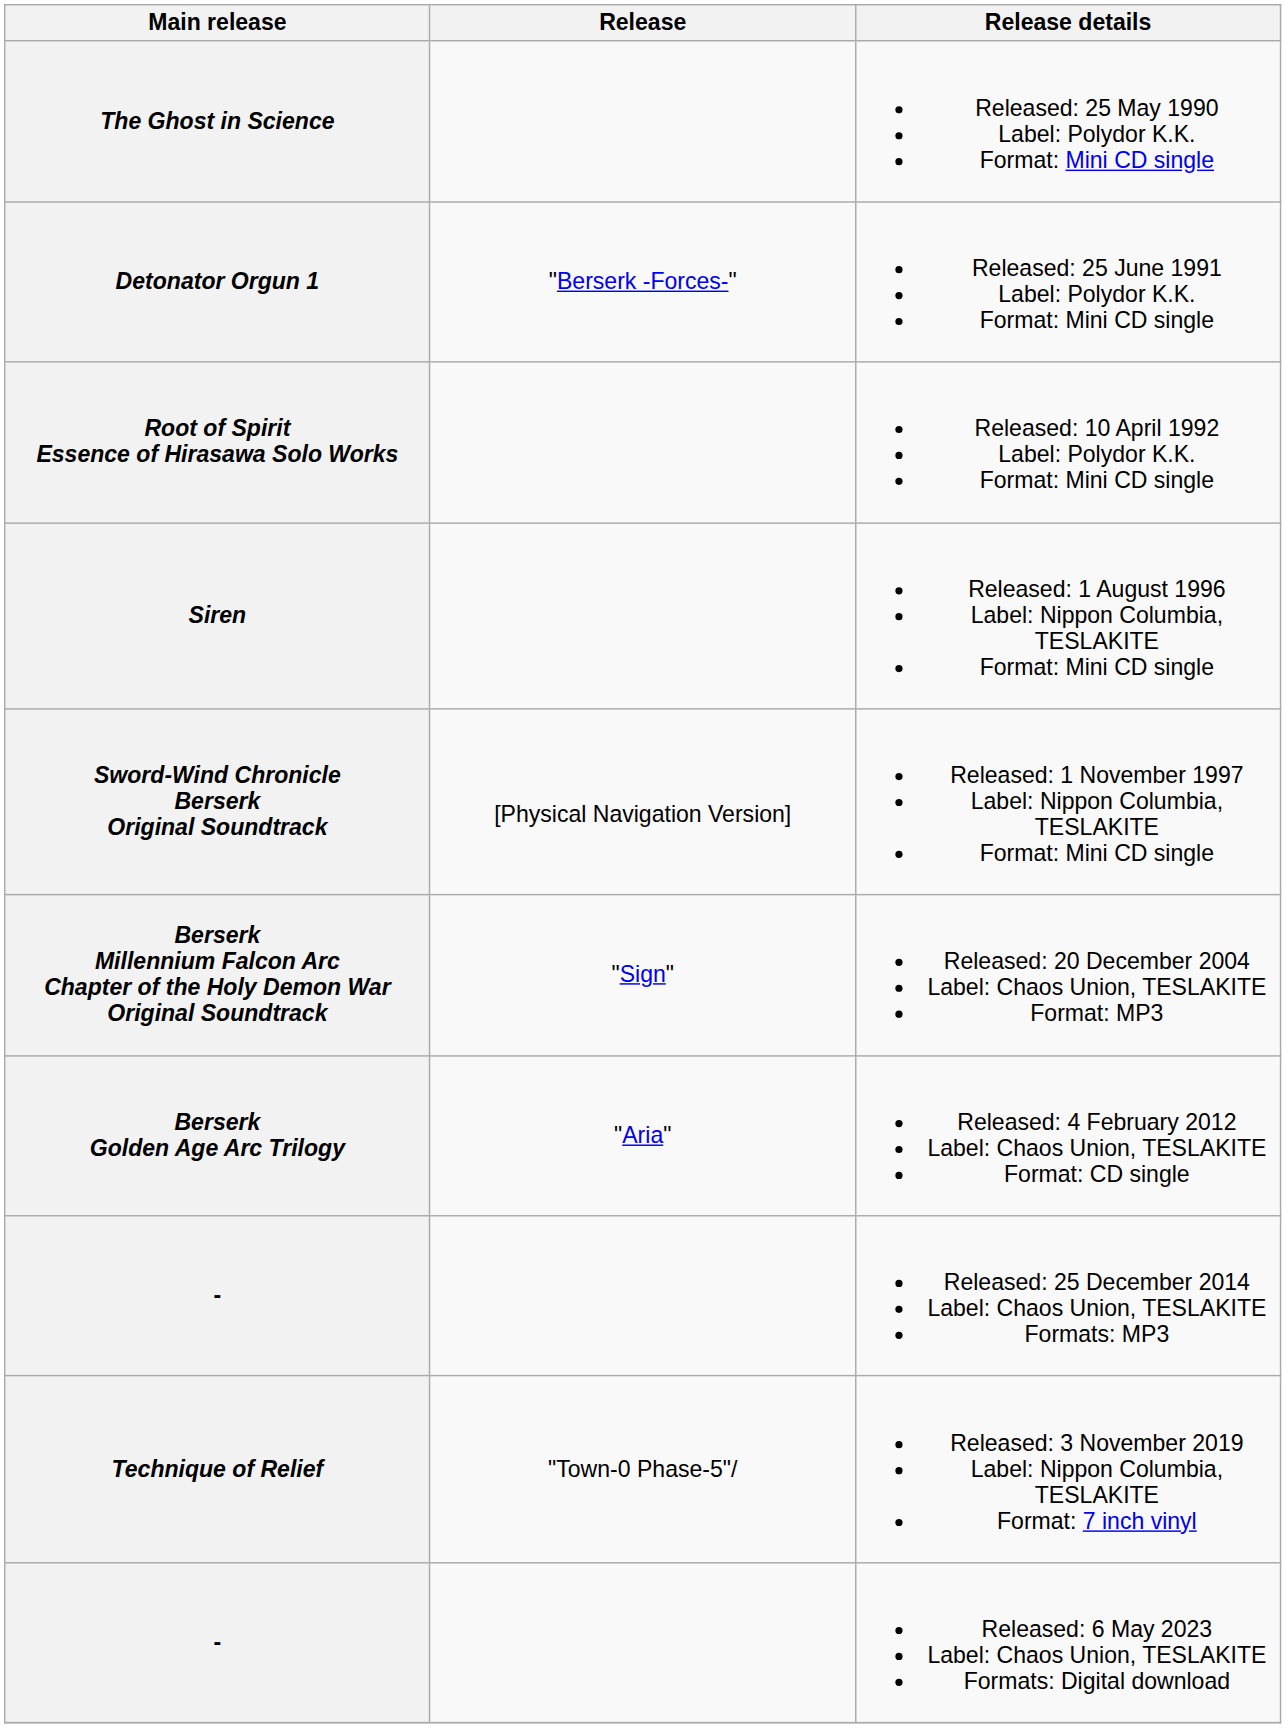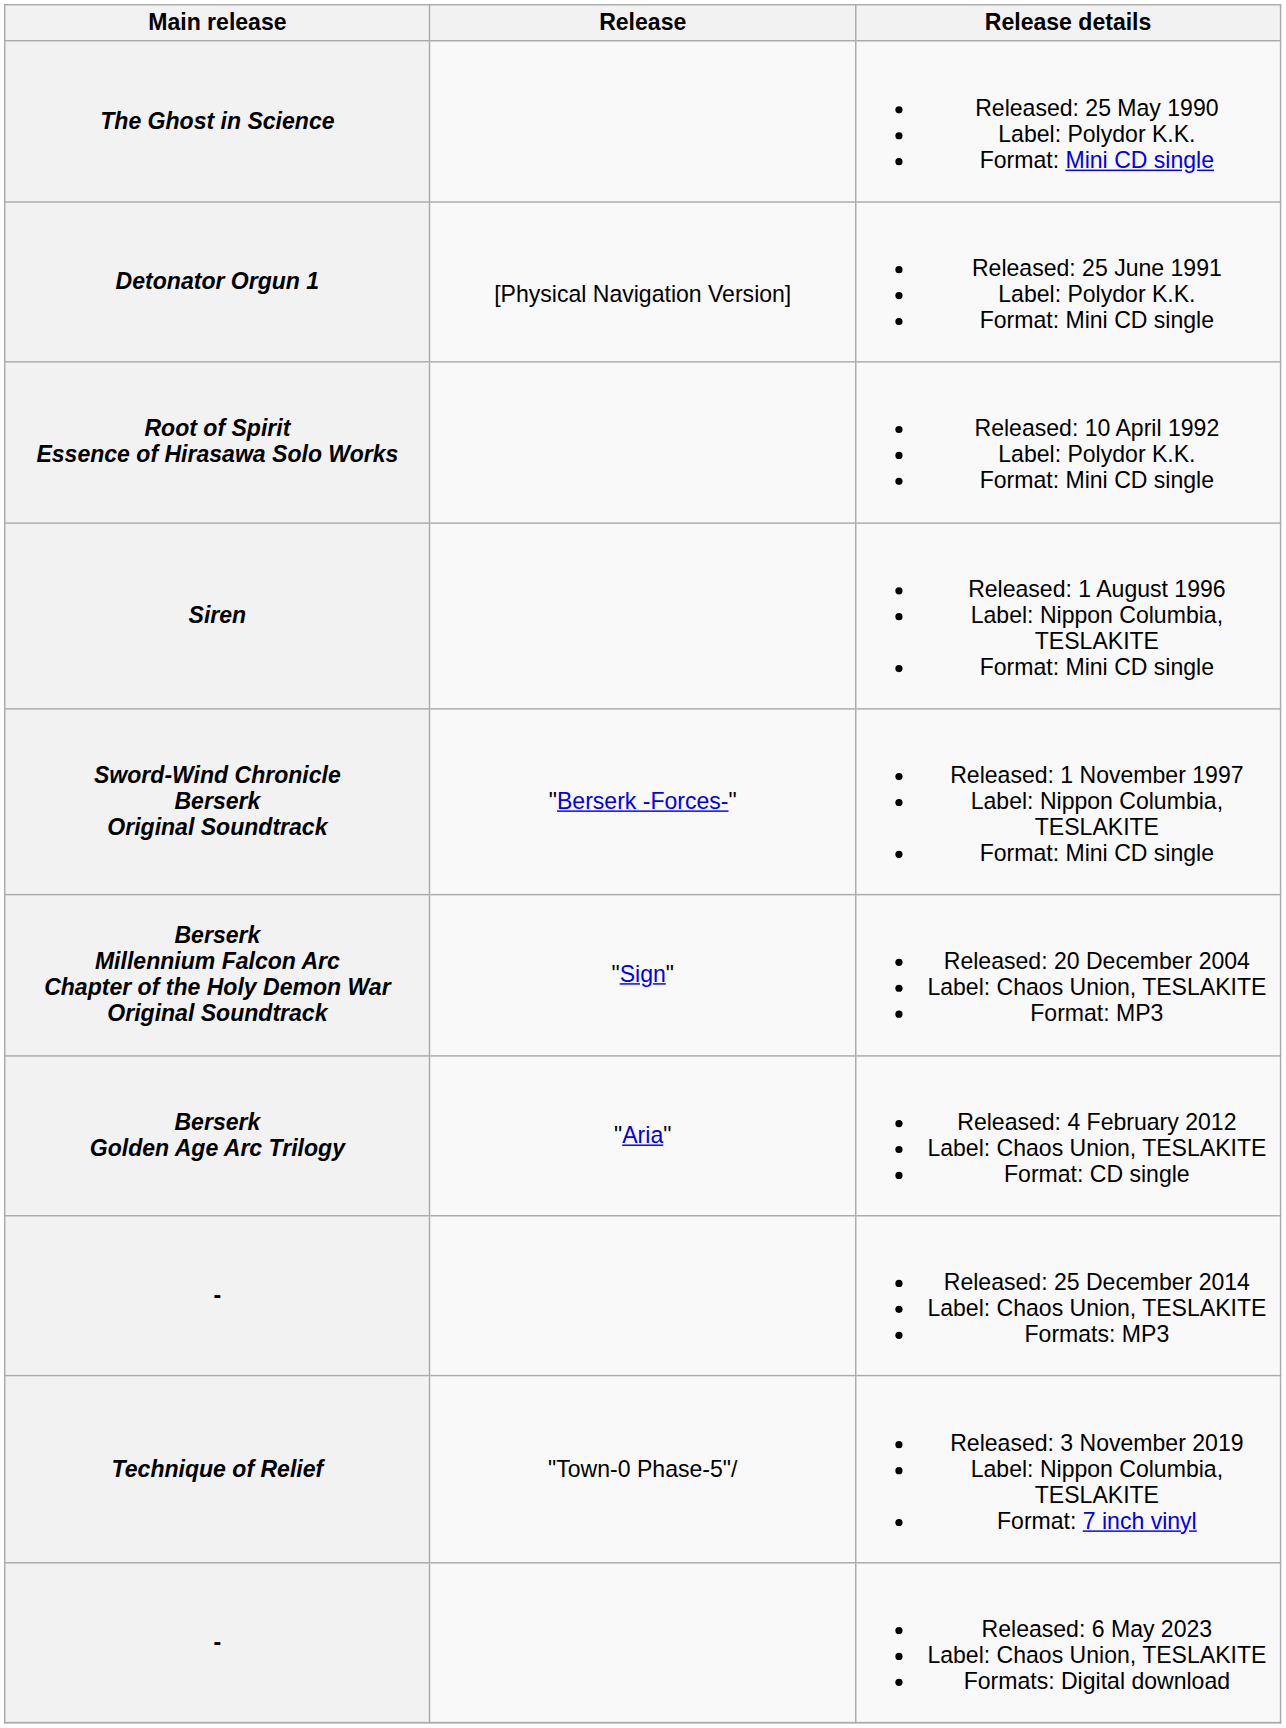(643, 281) "Berserk -Forces-" -> (643, 294) [Physical Navigation Version]
(643, 814) [Physical Navigation Version] -> (643, 801) "Berserk -Forces-"
